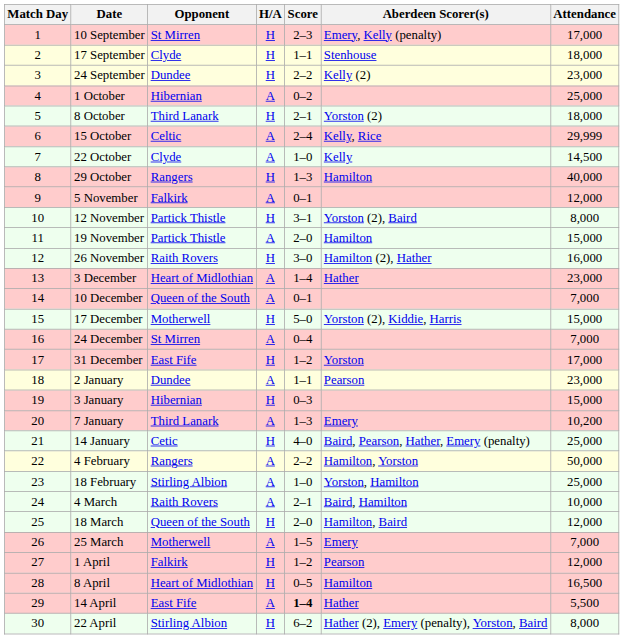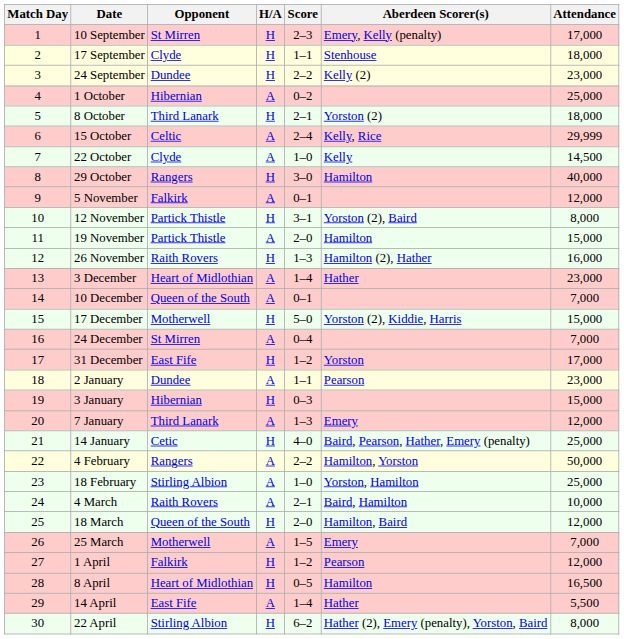(303, 177) 1–3 -> (303, 177) 3–0
(303, 258) 3–0 -> (303, 258) 1–3
(585, 420) 10,200 -> (585, 420) 12,000
(303, 603) bold -> (303, 603) normal
